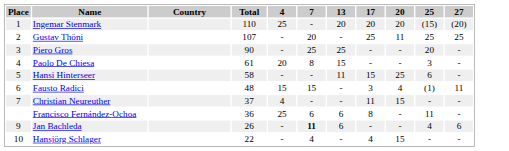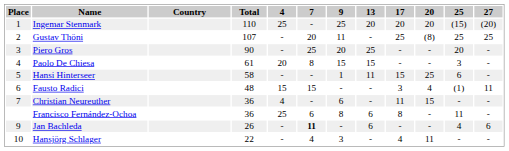+ column: (341, 12)
(400, 37) 11 -> (429, 37) (8)
(249, 101) 37 -> (249, 101) 36
(400, 139) 15 -> (429, 139) 11
